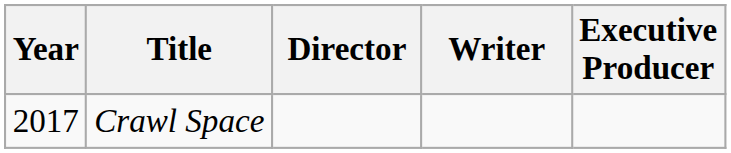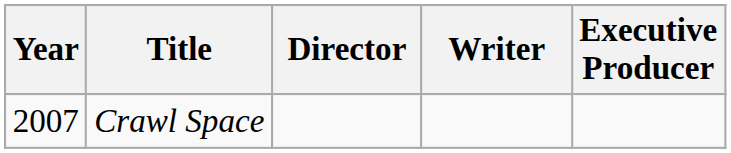(46, 120) 2017 -> (46, 120) 2007
